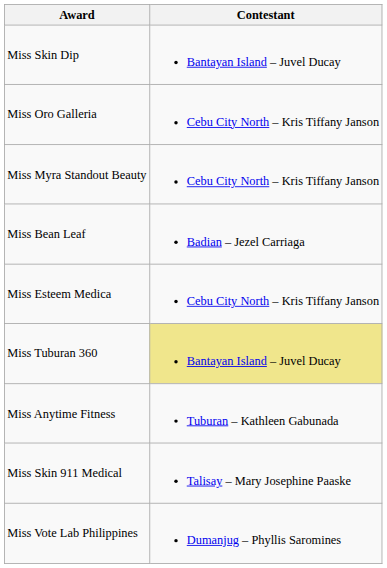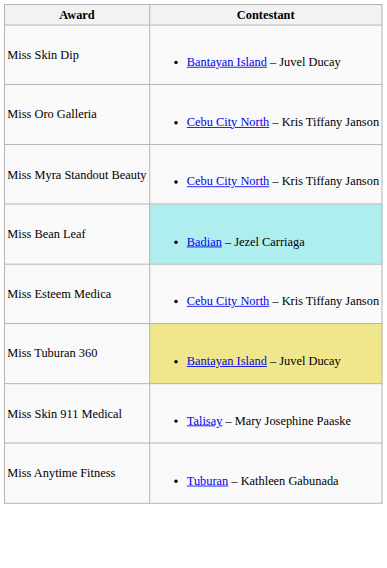(266, 242) no background -> (266, 242) paleturquoise background
rows swapped: (65, 473) <-> (61, 413)
- row: (73, 533)
